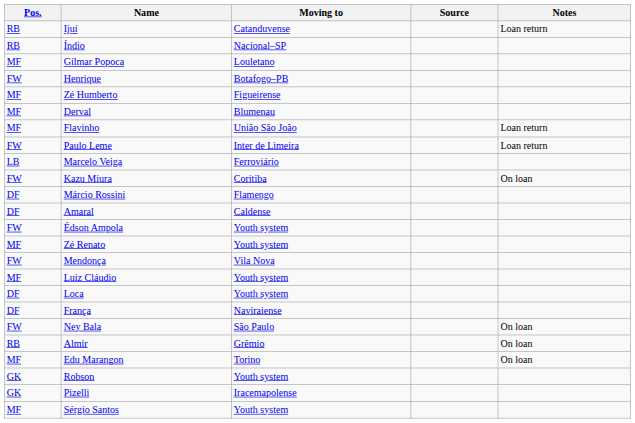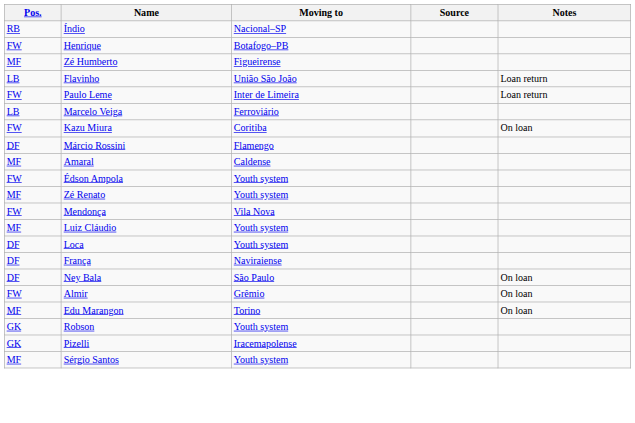- row: (71, 29)
- row: (94, 62)
- row: (77, 112)
(14, 128) MF -> (13, 79) LB
(13, 211) DF -> (14, 161) MF
(14, 327) FW -> (13, 277) DF
(13, 343) RB -> (14, 294) FW
